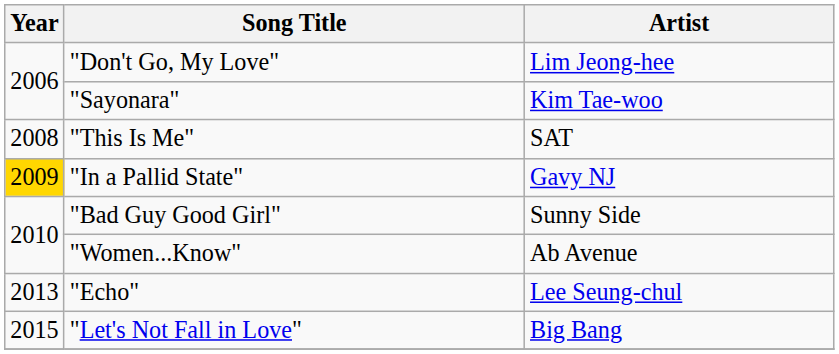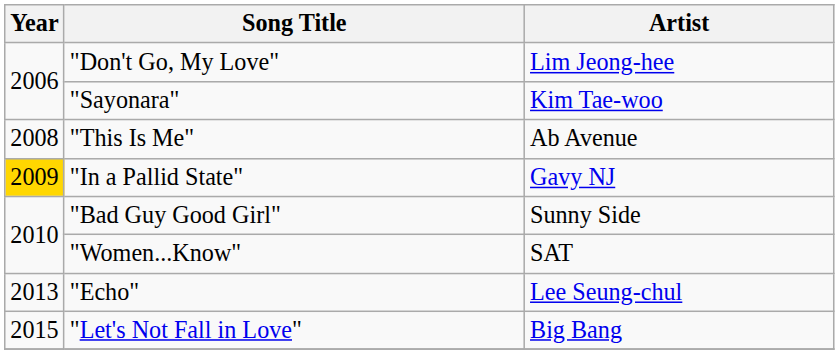(552, 138) SAT -> (584, 138) Ab Avenue
(584, 253) Ab Avenue -> (552, 253) SAT
